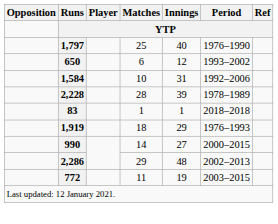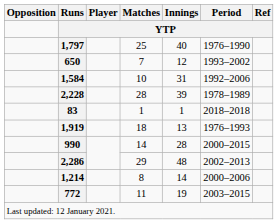(141, 62) 6 -> (141, 62) 7
(182, 128) 29 -> (182, 128) 13
(182, 144) 27 -> (182, 144) 28
+ row: (72, 177)
